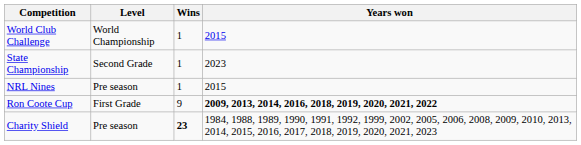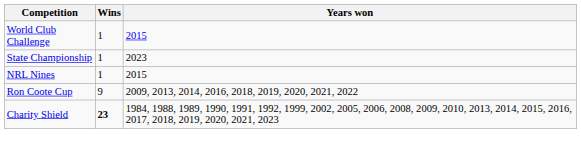- column: (132, 12)
(321, 103) bold -> (242, 91) normal
